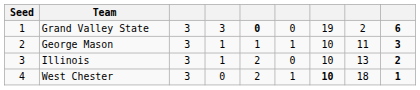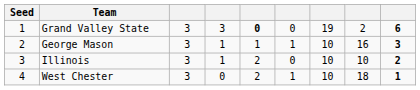(363, 45) 11 -> (363, 45) 16
(363, 61) 13 -> (363, 61) 10
(328, 77) bold -> (328, 77) normal
